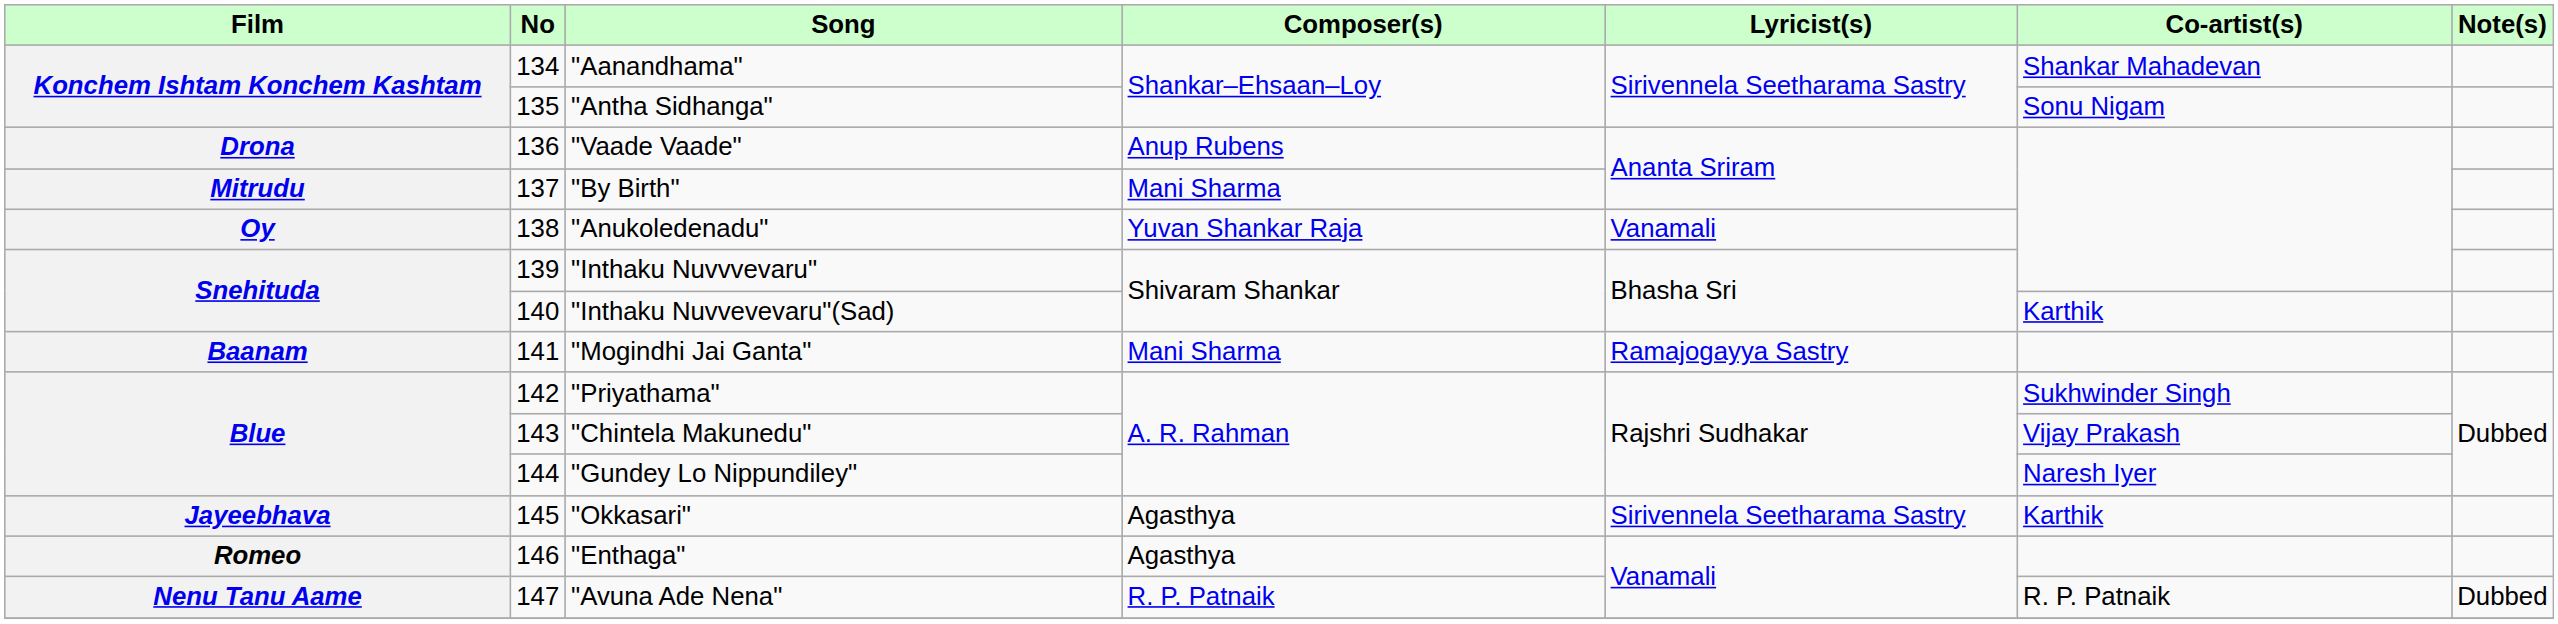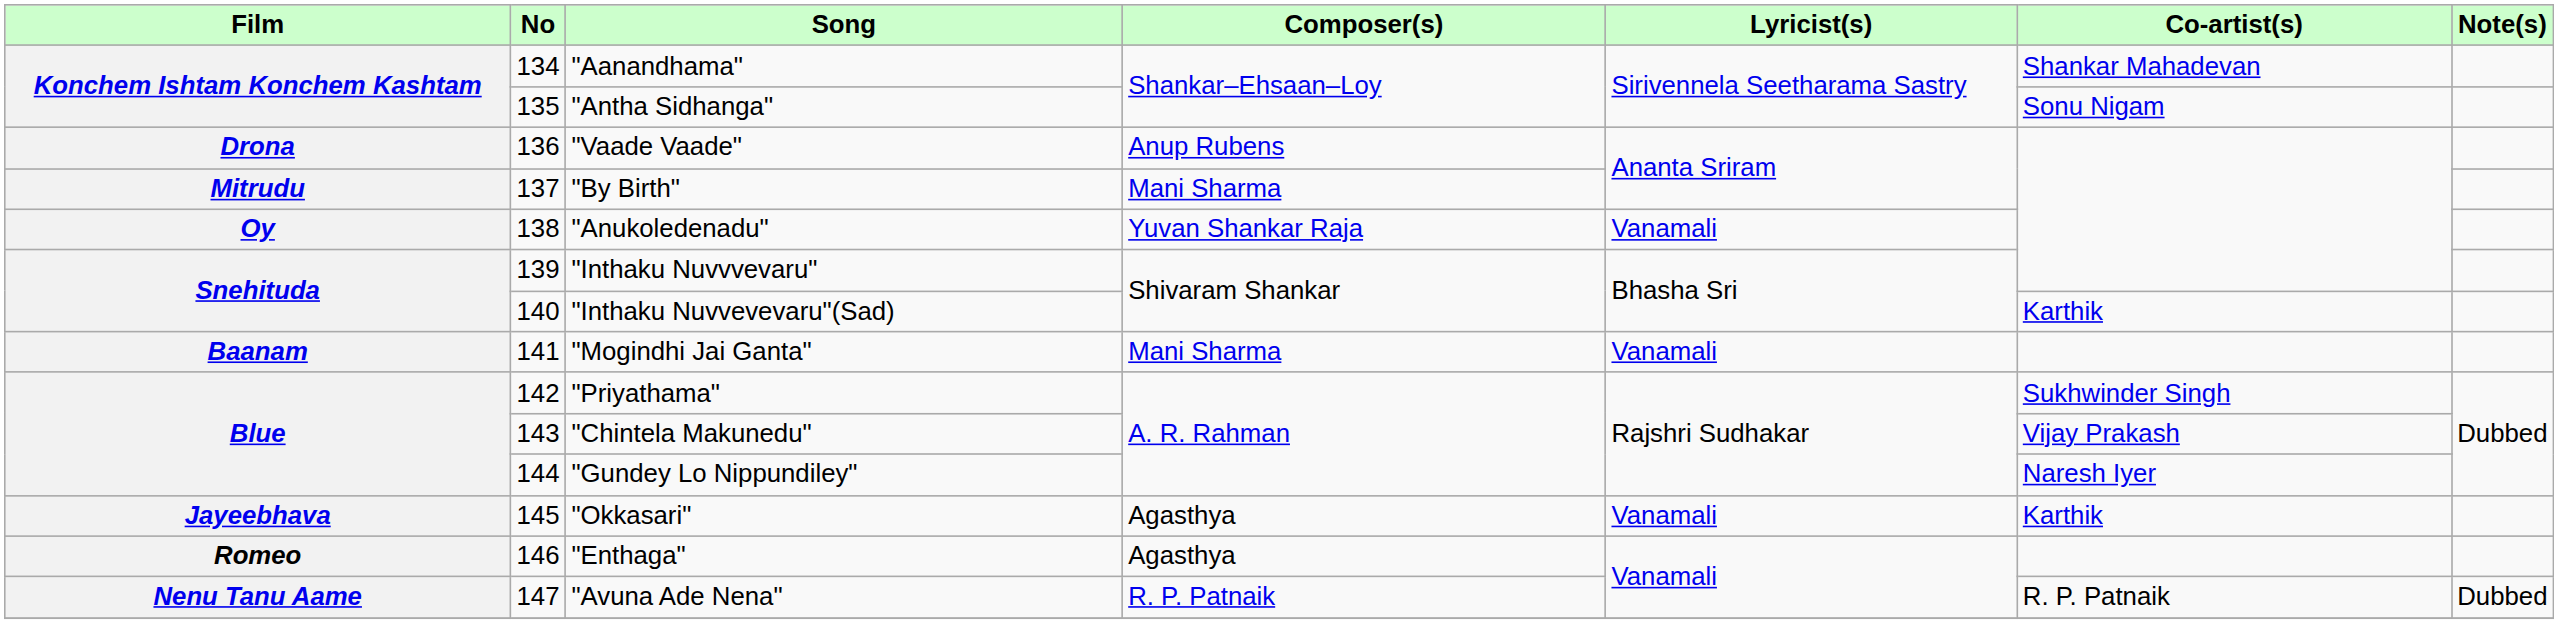(1729, 351) Ramajogayya Sastry -> (1664, 351) Vanamali
(1788, 515) Sirivennela Seetharama Sastry -> (1664, 515) Vanamali
